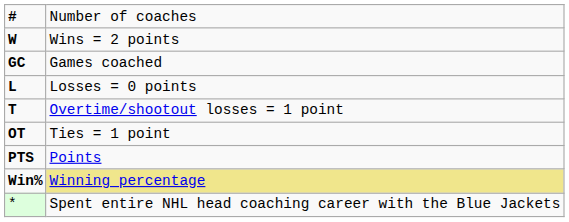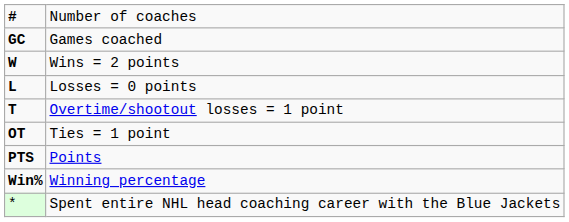rows swapped: (17, 63) <-> (12, 40)
(127, 181) khaki background -> (127, 181) no background
